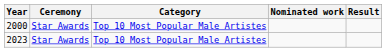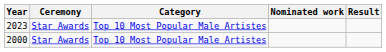rows swapped: (17, 26) <-> (17, 40)
